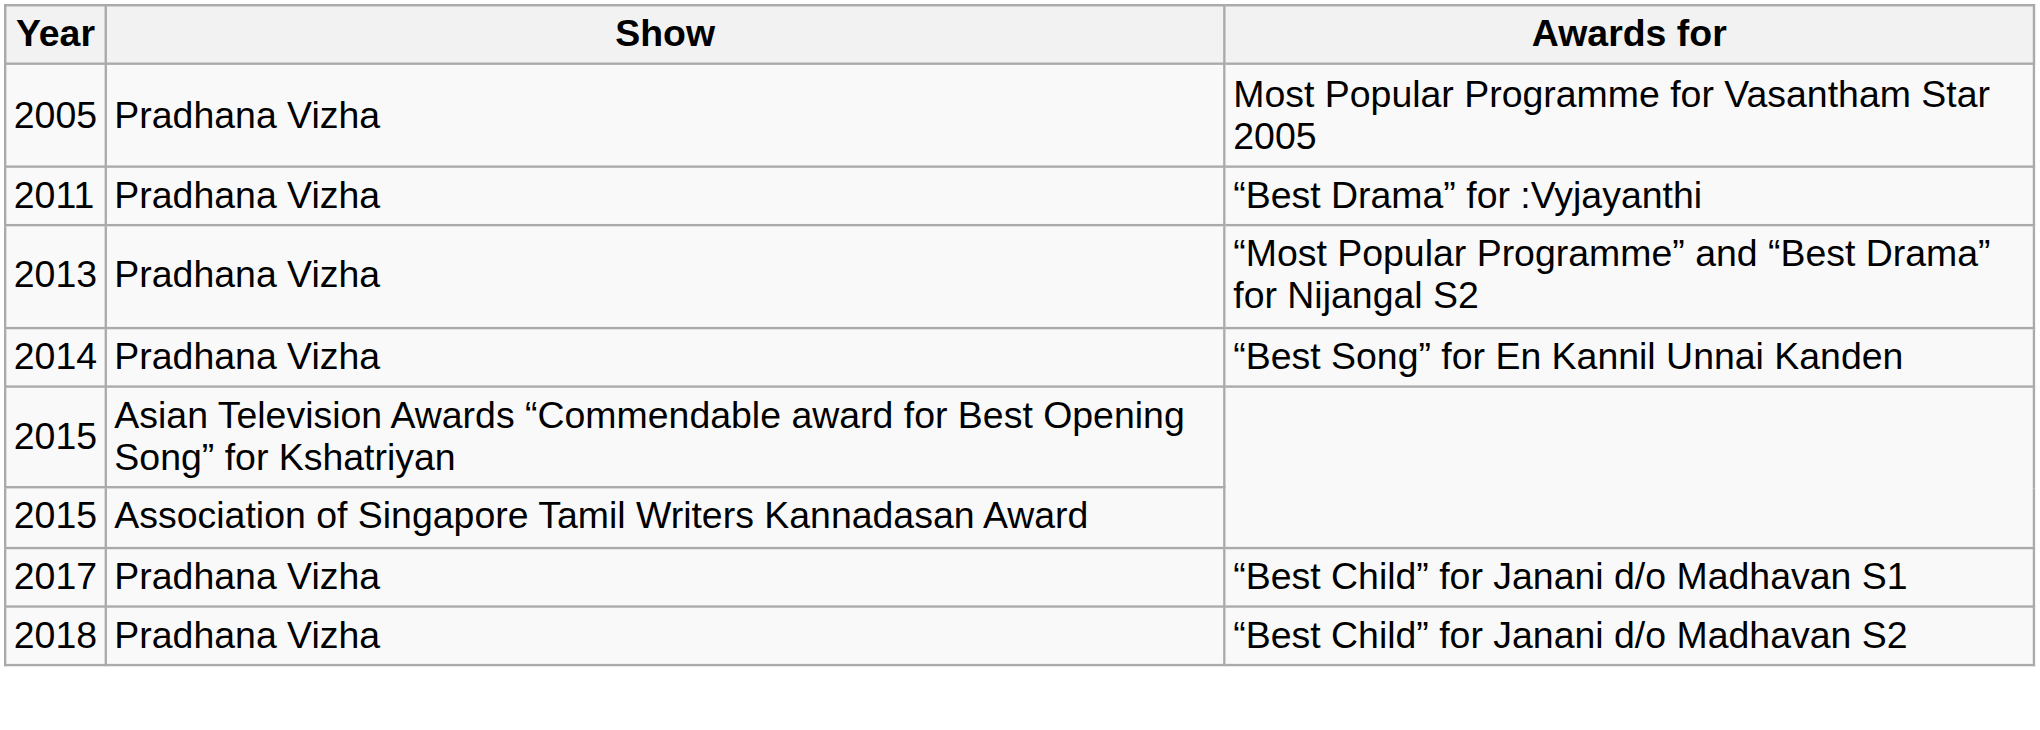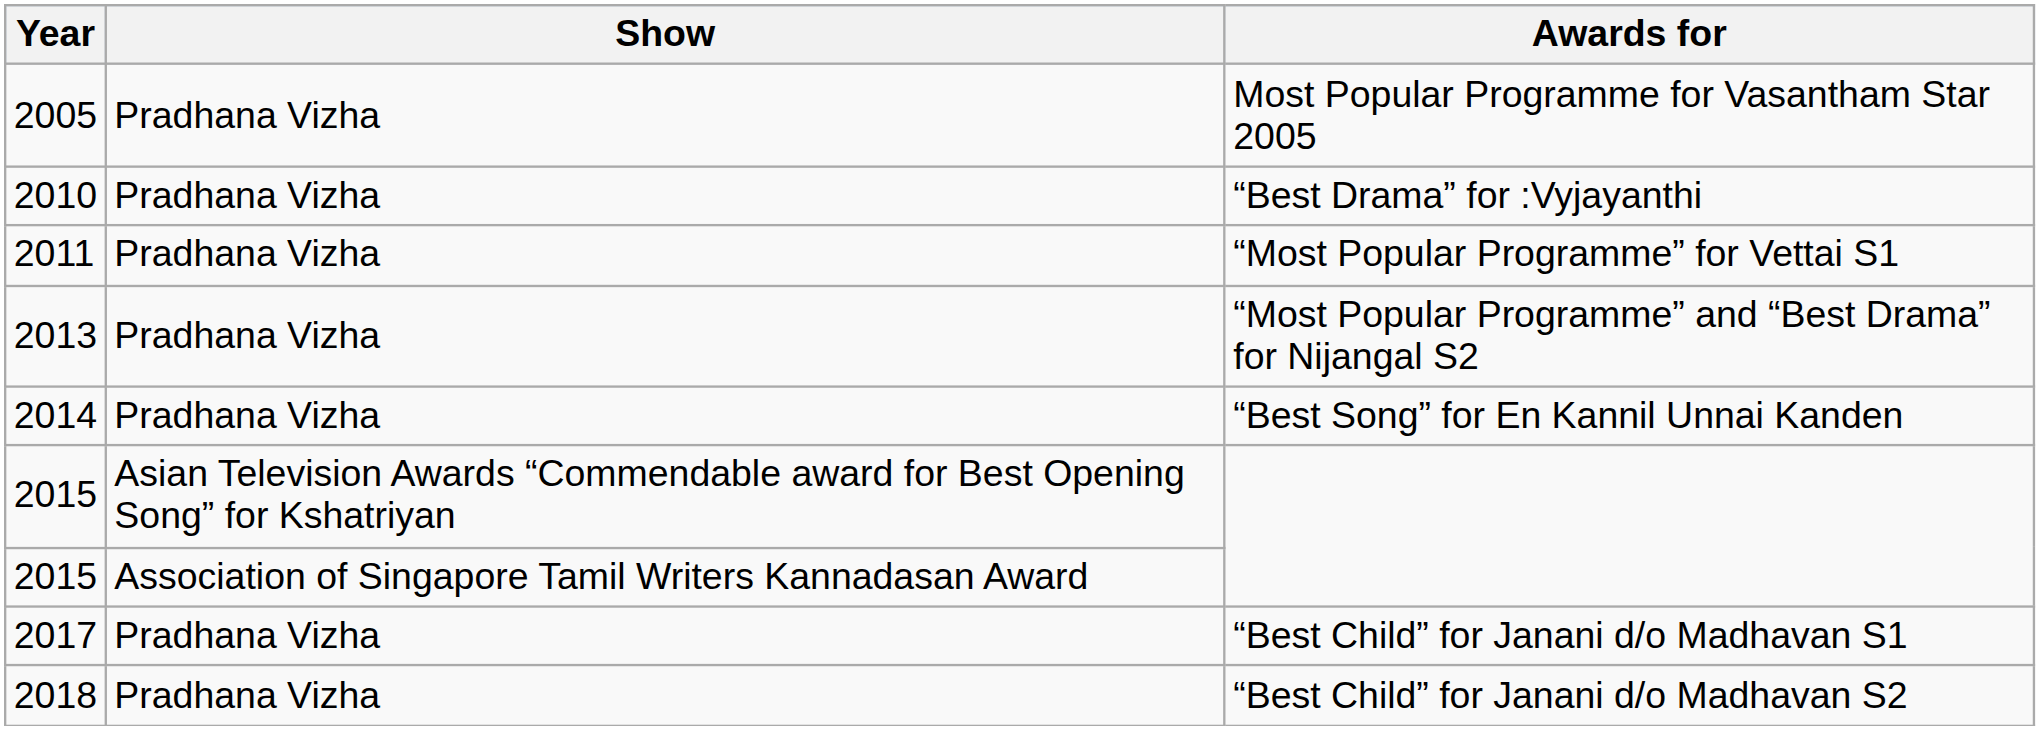(54, 195) 2011 -> (55, 195) 2010
+ row: (247, 254)
